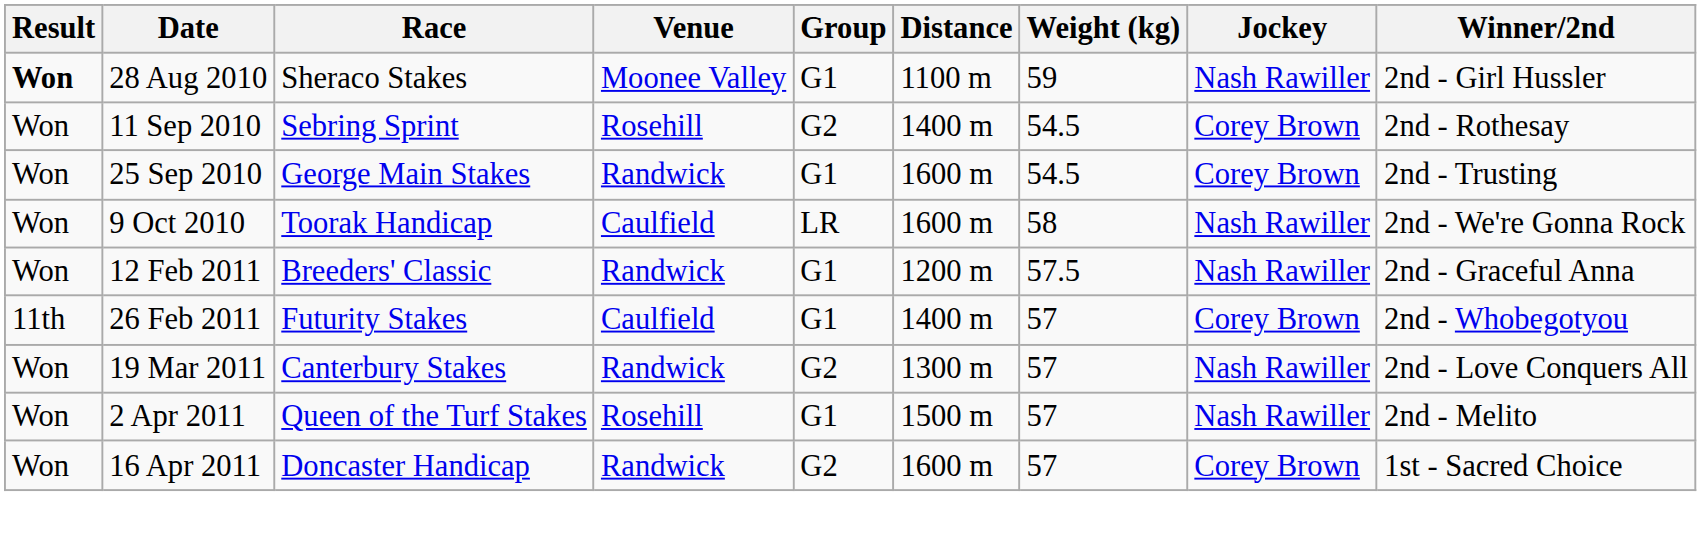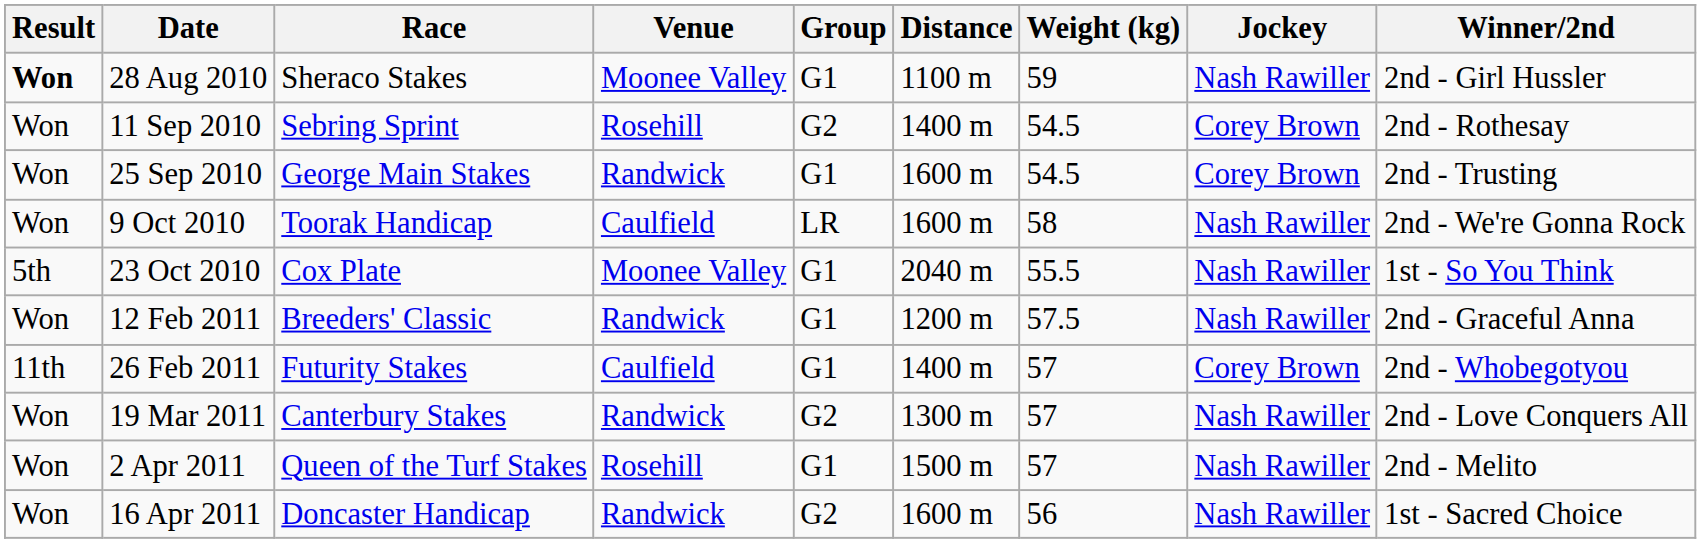+ row: (185, 271)
(1042, 464) 57 -> (1042, 513) 56
(1277, 464) Corey Brown -> (1282, 513) Nash Rawiller
